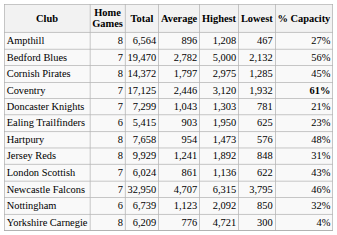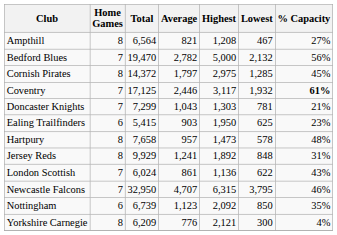(189, 40) 896 -> (189, 40) 821
(224, 90) 3,120 -> (225, 90) 3,117
(189, 139) 954 -> (189, 139) 957
(265, 139) 576 -> (265, 139) 578
(321, 205) 32% -> (321, 205) 35%
(224, 222) 4,721 -> (224, 222) 2,121
